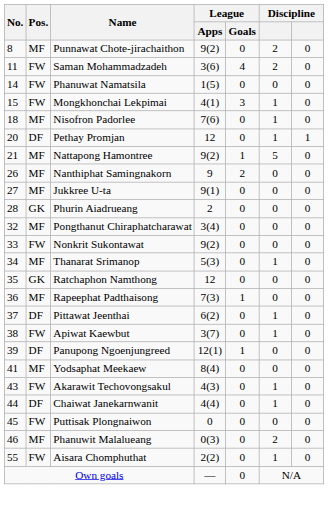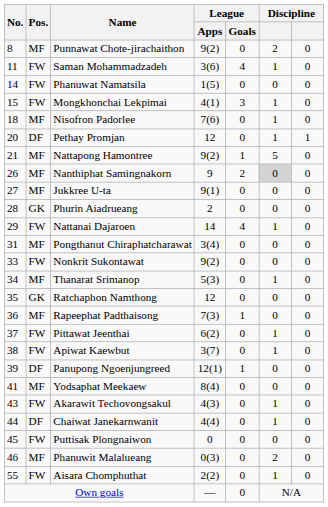(275, 66) 2 -> (275, 66) 1
(275, 173) no background -> (275, 173) lightgrey background
+ row: (94, 226)
(13, 226) 32 -> (13, 244) 31
(36, 315) DF -> (37, 333) FW
